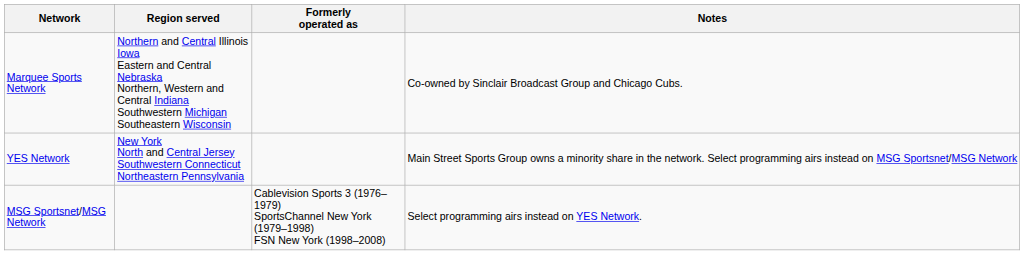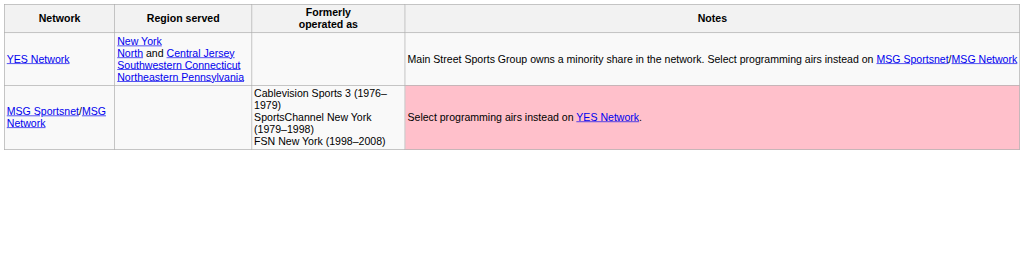- row: (44, 83)
(525, 217) no background -> (525, 117) pink background
